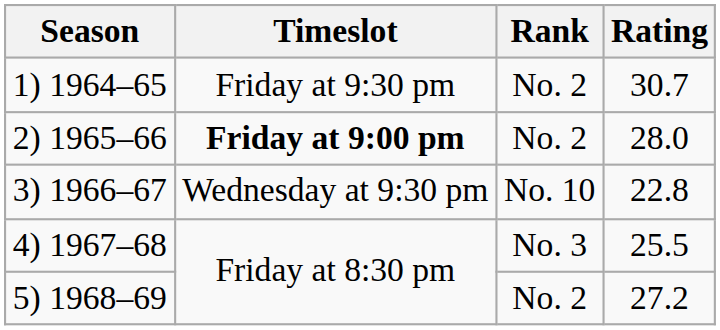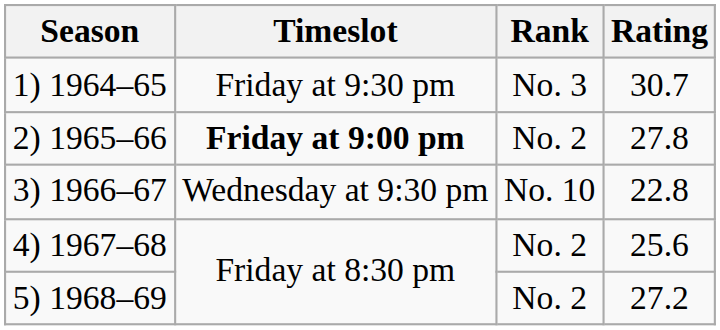(550, 84) No. 2 -> (550, 84) No. 3
(659, 137) 28.0 -> (659, 137) 27.8
(550, 244) No. 3 -> (550, 244) No. 2
(659, 244) 25.5 -> (659, 244) 25.6
